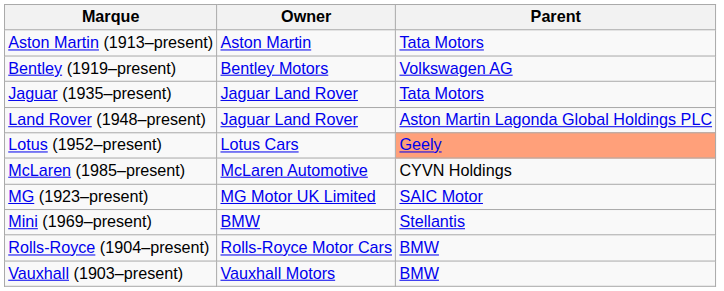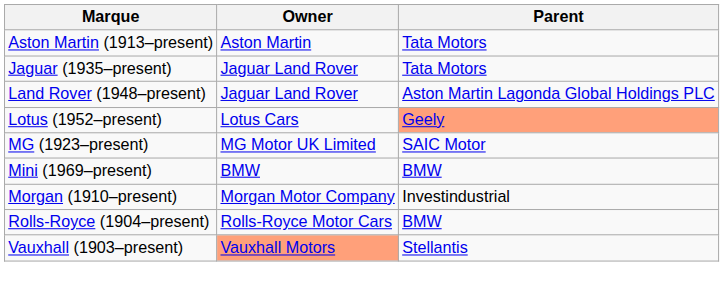- row: (92, 68)
- row: (97, 171)
(432, 222) Stellantis -> (422, 171) BMW
+ row: (93, 196)
(278, 273) no background -> (278, 247) lightsalmon background
(419, 273) BMW -> (435, 247) Stellantis
